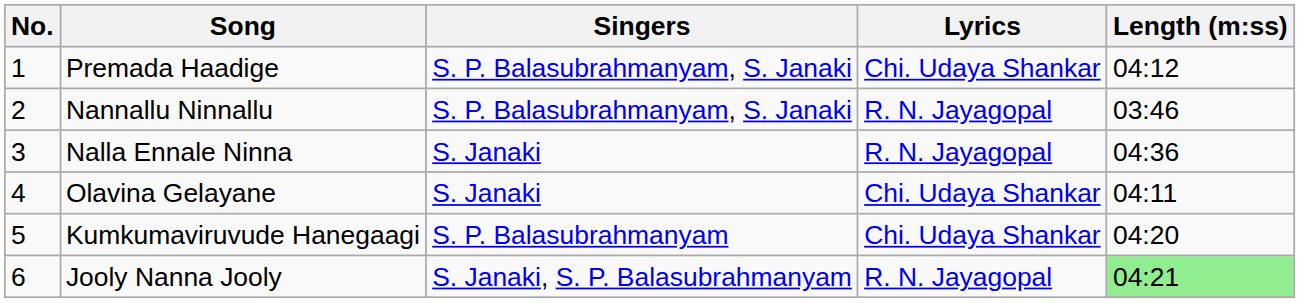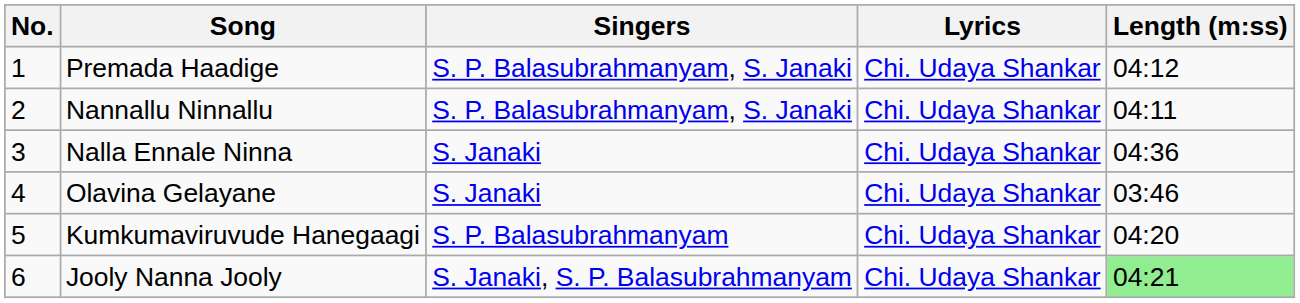(958, 110) R. N. Jayagopal -> (982, 110) Chi. Udaya Shankar
(1146, 110) 03:46 -> (1145, 110) 04:11
(958, 152) R. N. Jayagopal -> (982, 152) Chi. Udaya Shankar
(1145, 193) 04:11 -> (1146, 193) 03:46
(958, 277) R. N. Jayagopal -> (982, 277) Chi. Udaya Shankar
